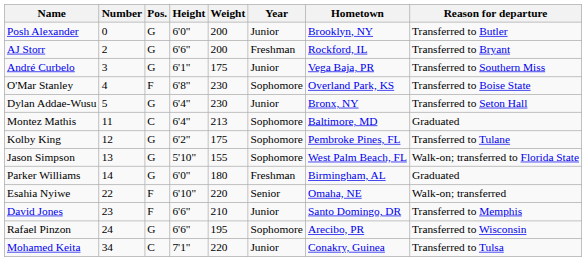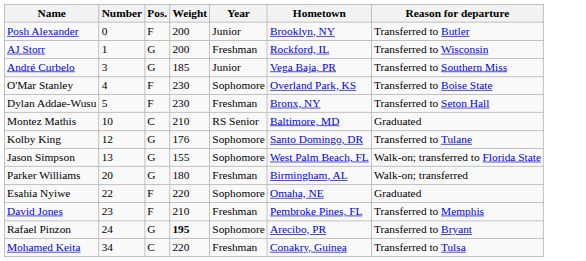- column: (189, 13)
(151, 31) G -> (150, 31) F
(105, 49) 2 -> (105, 49) 1
(461, 49) Transferred to Bryant -> (431, 49) Transferred to Wisconsin
(219, 67) 175 -> (181, 67) 185
(151, 103) G -> (150, 103) F
(265, 103) Junior -> (235, 103) Freshman
(107, 121) 11 -> (107, 121) 10
(219, 121) 213 -> (181, 121) 210
(277, 121) Sophomore -> (236, 121) RS Senior
(219, 139) 175 -> (181, 139) 176
(354, 139) Pembroke Pines, FL -> (317, 139) Santo Domingo, DR
(107, 175) 14 -> (107, 175) 20
(436, 175) Graduated -> (421, 175) Walk-on; transferred
(265, 193) Senior -> (239, 193) Sophomore
(459, 193) Walk-on; transferred -> (398, 193) Graduated
(265, 211) Junior -> (235, 211) Freshman
(355, 211) Santo Domingo, DR -> (316, 211) Pembroke Pines, FL
(219, 229) normal -> (181, 229) bold
(469, 229) Transferred to Wisconsin -> (423, 229) Transferred to Bryant
(265, 247) Junior -> (235, 247) Freshman
